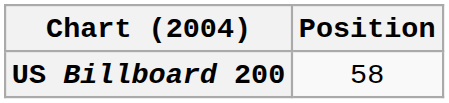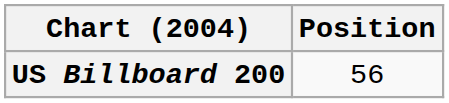(367, 75) 58 -> (367, 75) 56
